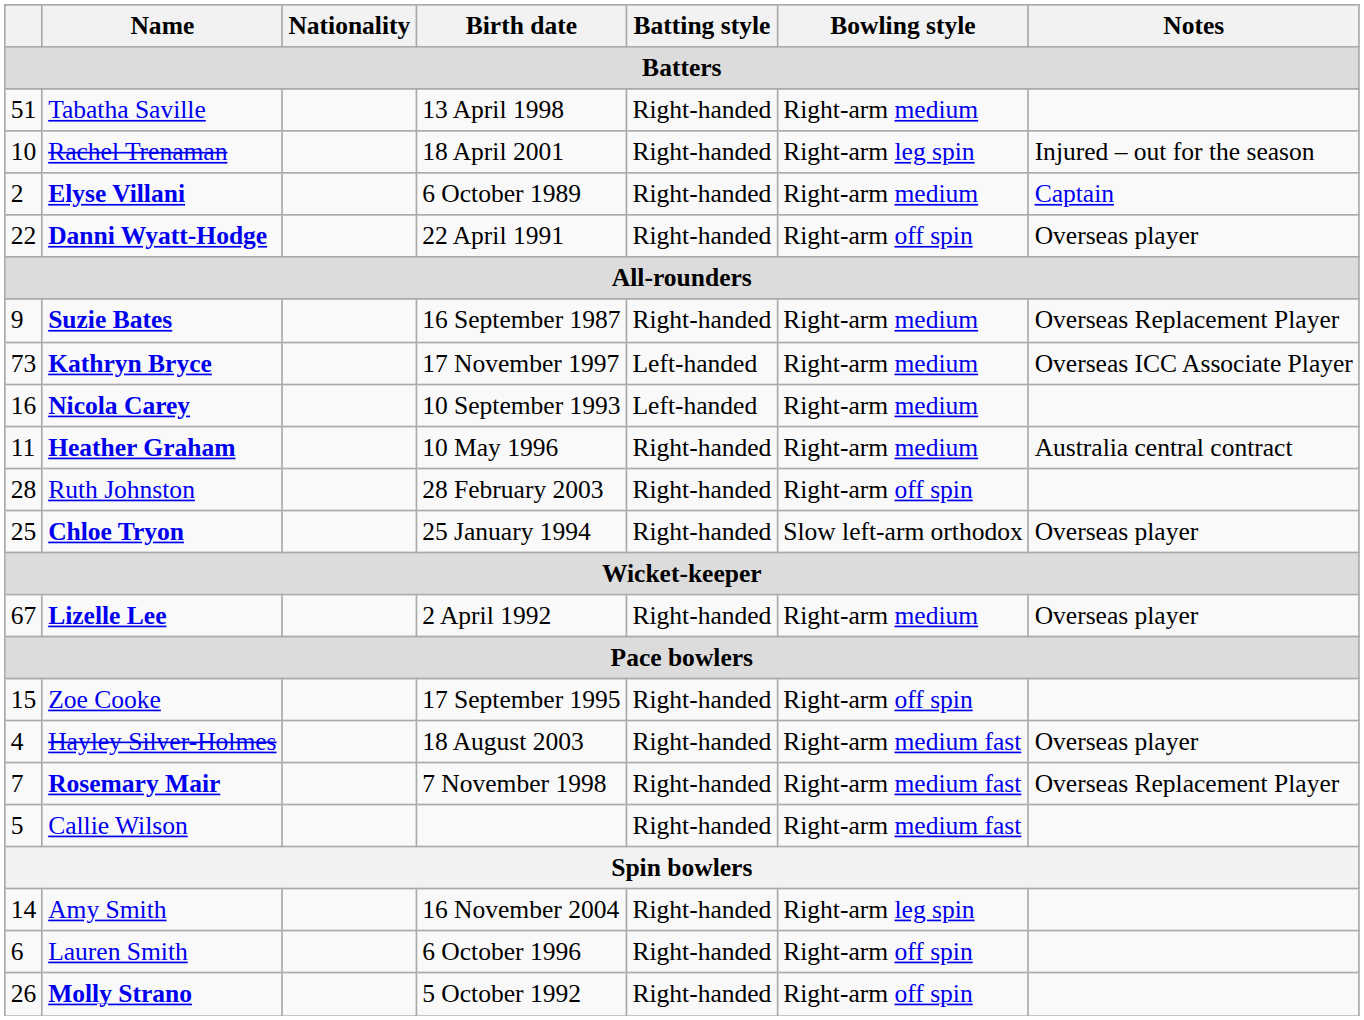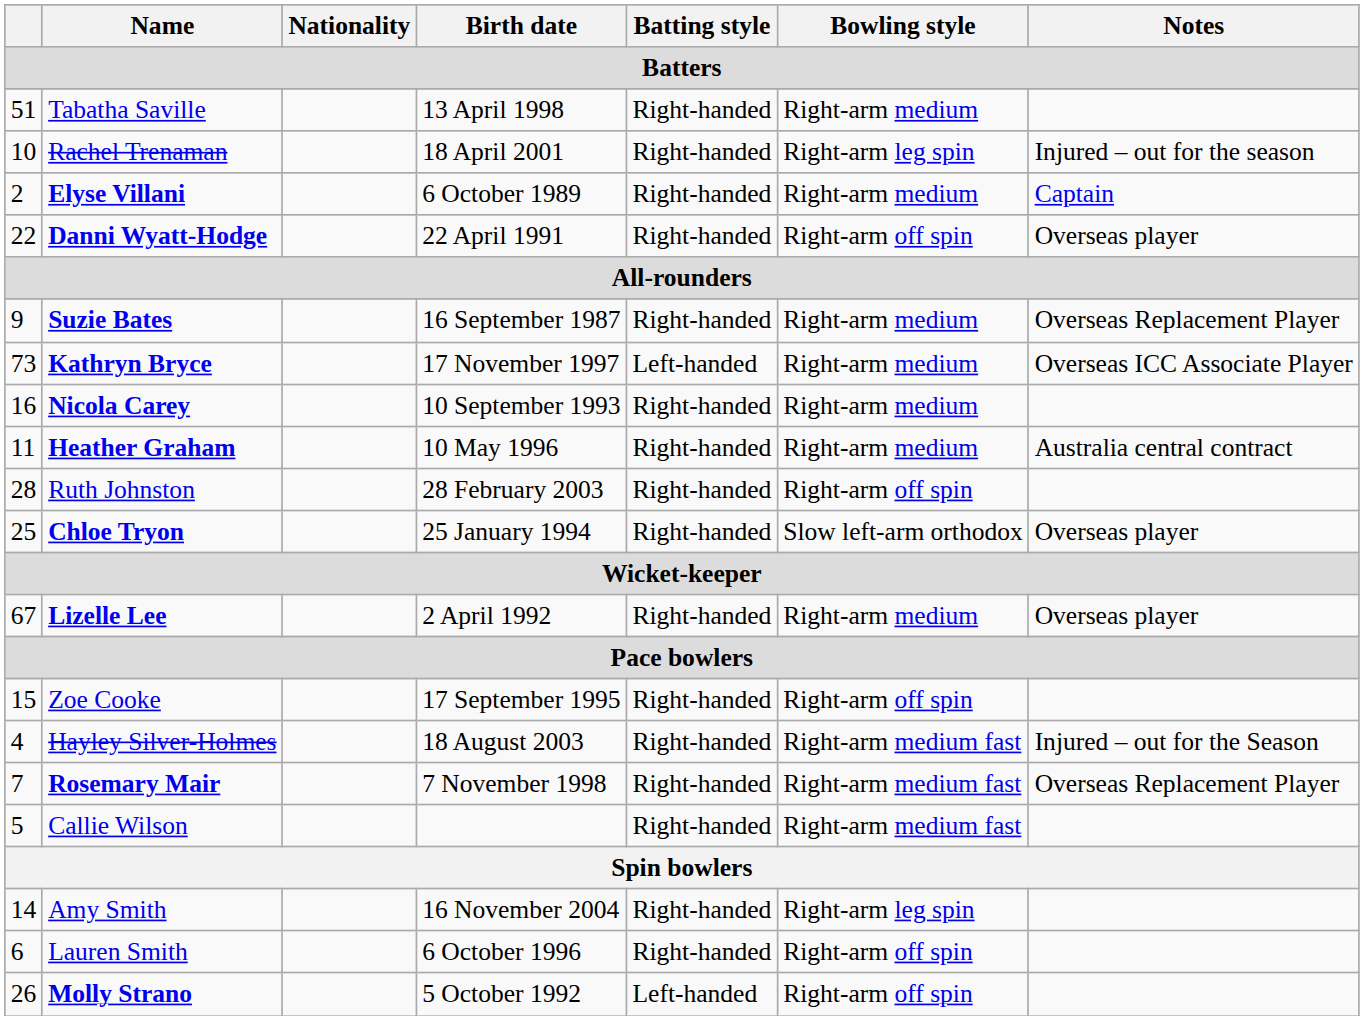(695, 404) Left-handed -> (702, 404) Right-handed
(1116, 741) Overseas player -> (1177, 741) Injured – out for the Season
(702, 994) Right-handed -> (695, 994) Left-handed
